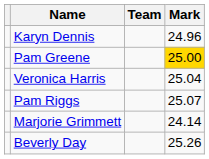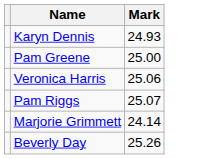- column: (144, 15)
(185, 36) 24.96 -> (144, 36) 24.93
(185, 57) gold background -> (144, 57) no background
(185, 79) 25.04 -> (144, 79) 25.06
